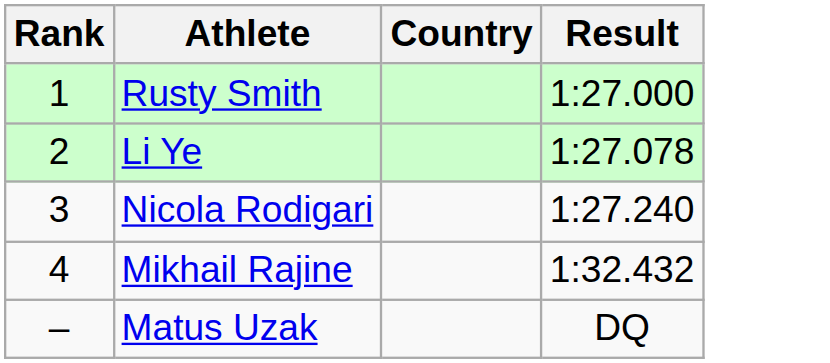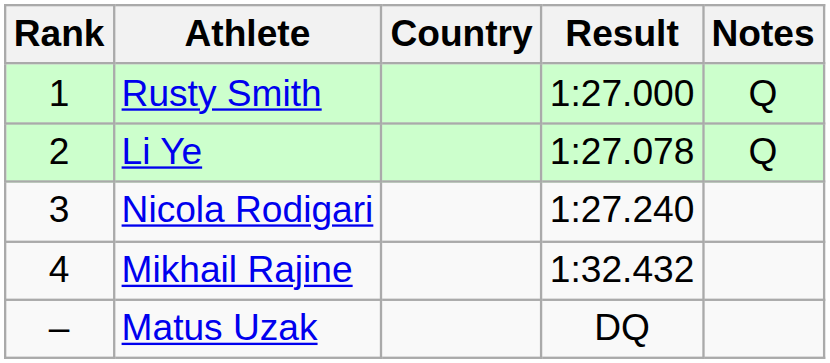+ column: (763, 33)
